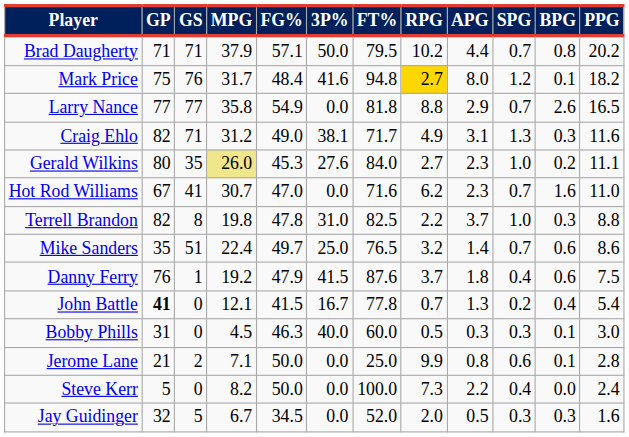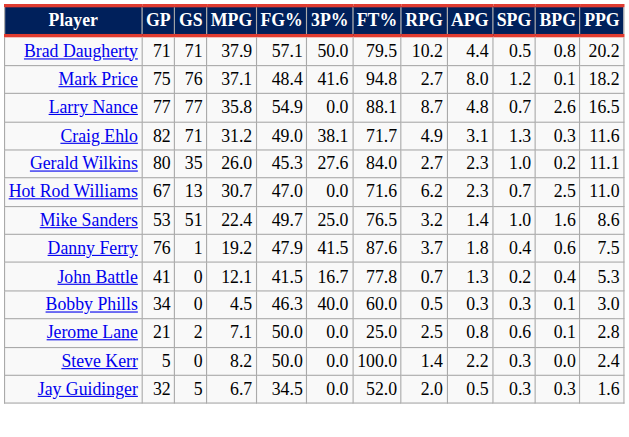(520, 51) 0.7 -> (520, 51) 0.5
(237, 79) 31.7 -> (237, 79) 37.1
(432, 79) gold background -> (432, 79) no background
(382, 107) 81.8 -> (382, 107) 88.1
(432, 107) 8.8 -> (432, 107) 8.7
(477, 107) 2.9 -> (477, 107) 4.8
(237, 163) khaki background -> (237, 163) no background
(194, 192) 41 -> (194, 192) 13
(565, 192) 1.6 -> (565, 192) 2.5
- row: (82, 220)
(162, 248) 35 -> (162, 220) 53
(520, 248) 0.7 -> (520, 220) 1.0
(565, 248) 0.6 -> (565, 220) 1.6
(162, 304) bold -> (162, 276) normal
(609, 304) 5.4 -> (609, 276) 5.3
(162, 332) 31 -> (162, 304) 34
(432, 361) 9.9 -> (432, 332) 2.5
(432, 389) 7.3 -> (432, 361) 1.4
(520, 389) 0.4 -> (520, 361) 0.3
